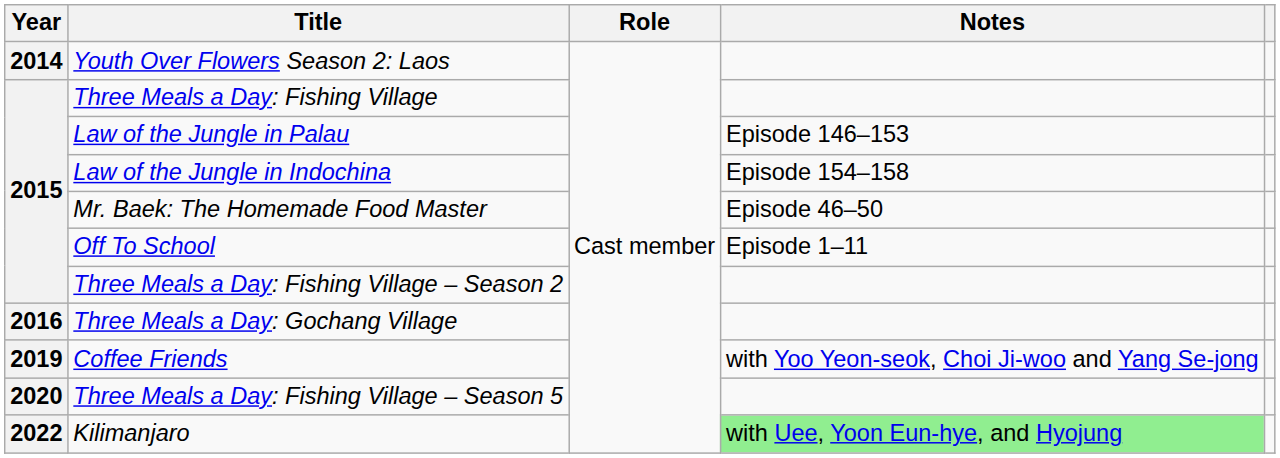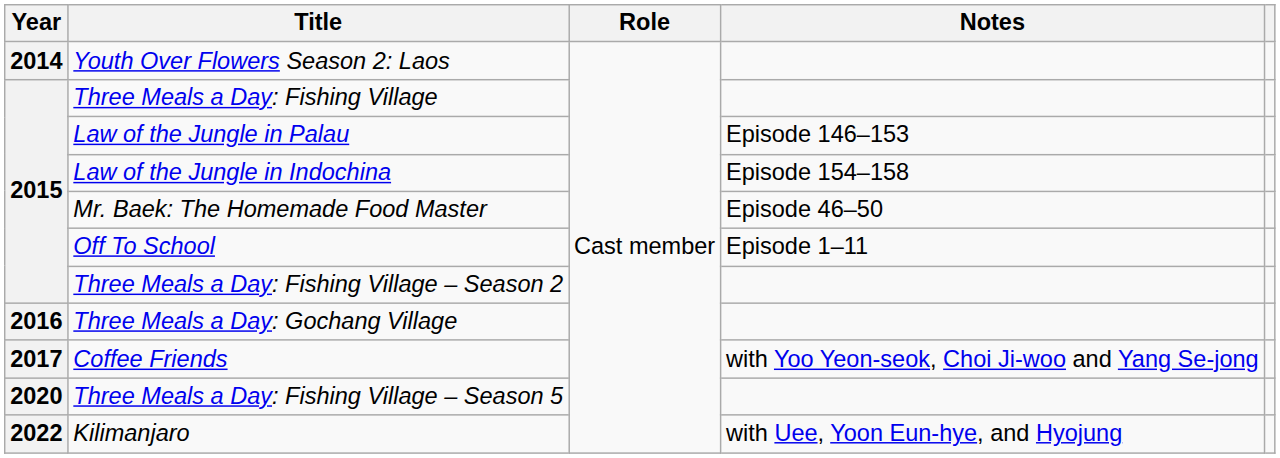(36, 358) 2019 -> (36, 358) 2017
(924, 433) lightgreen background -> (924, 433) no background
